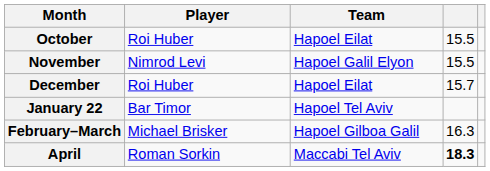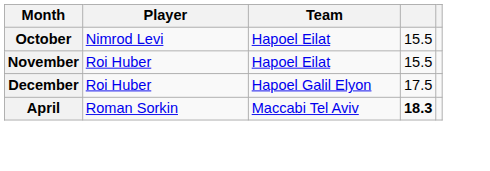(161, 39) Roi Huber -> (125, 39) Nimrod Levi
(167, 62) Nimrod Levi -> (119, 62) Roi Huber
(354, 62) Hapoel Galil Elyon -> (291, 62) Hapoel Eilat
(333, 85) Hapoel Eilat -> (312, 85) Hapoel Galil Elyon
(460, 85) 15.7 -> (418, 85) 17.5
- row: (64, 108)
- row: (64, 131)
